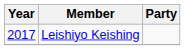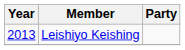(21, 34) 2017 -> (21, 34) 2013
